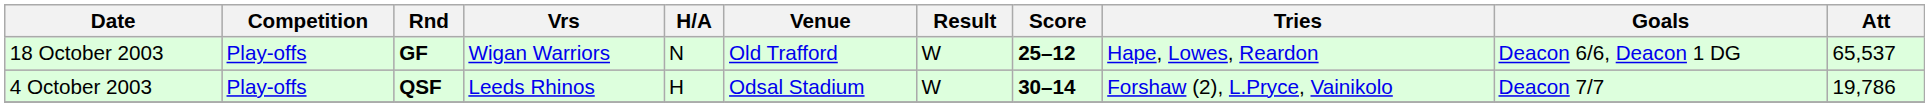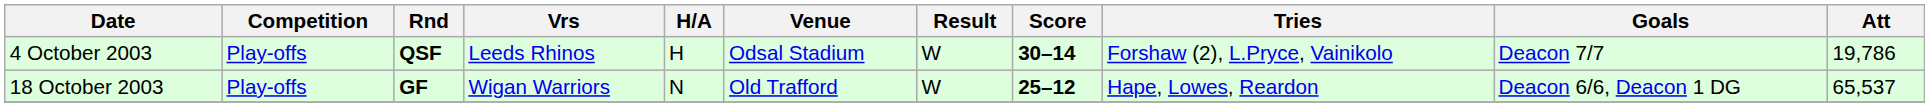rows swapped: (81, 86) <-> (87, 53)
